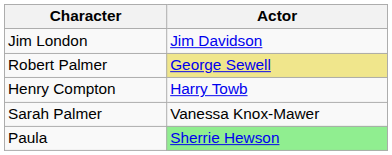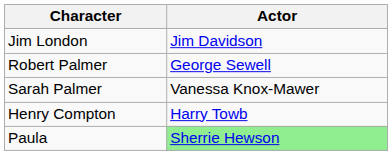(221, 65) khaki background -> (221, 65) no background
rows swapped: (62, 89) <-> (55, 114)
